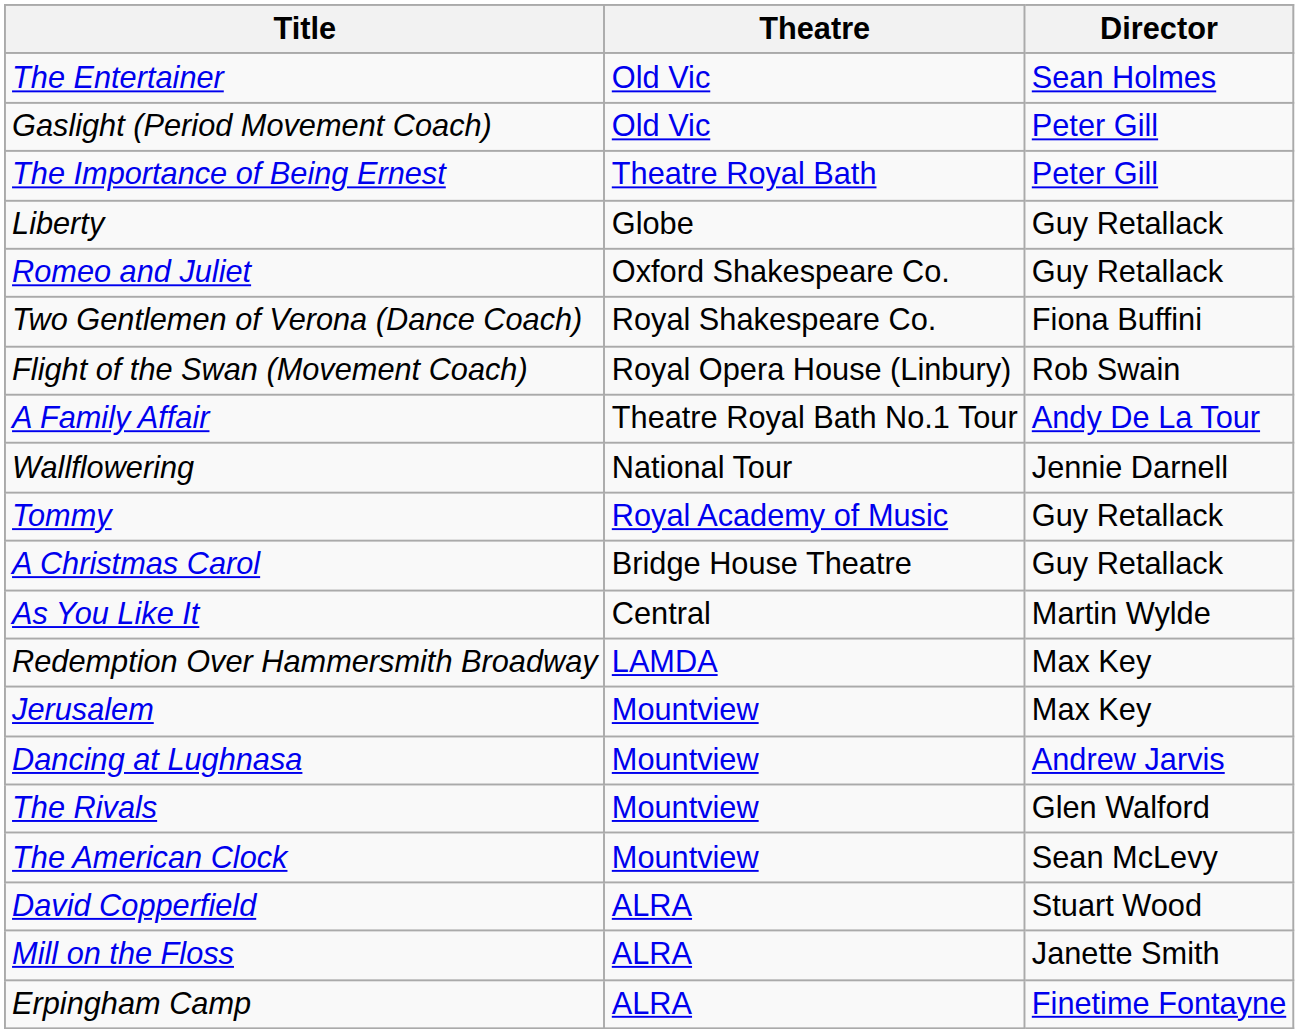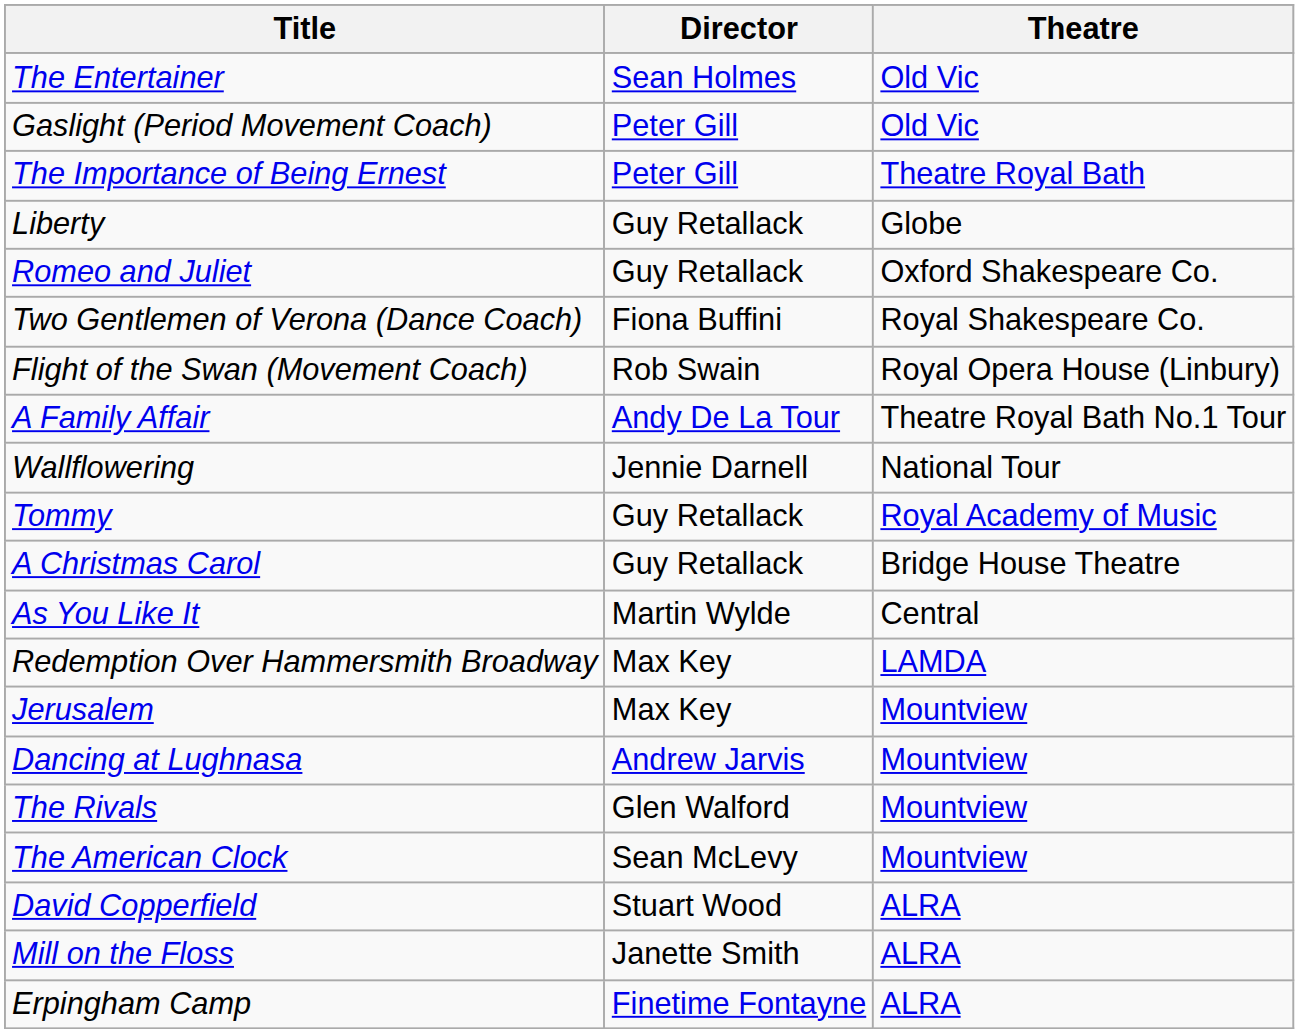columns swapped: (815, 28) <-> (1159, 28)
